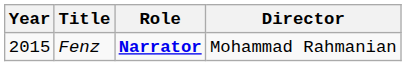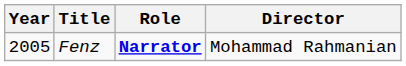(30, 47) 2015 -> (30, 47) 2005
